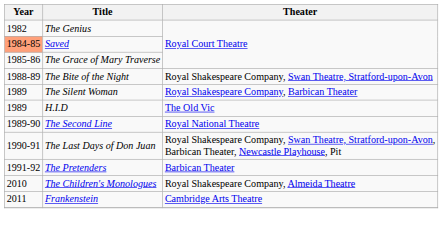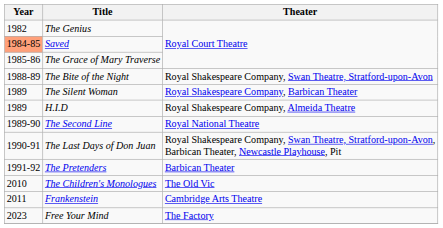(190, 108) The Old Vic -> (260, 108) Royal Shakespeare Company, Almeida Theatre
(260, 183) Royal Shakespeare Company, Almeida Theatre -> (190, 183) The Old Vic
+ row: (77, 215)
